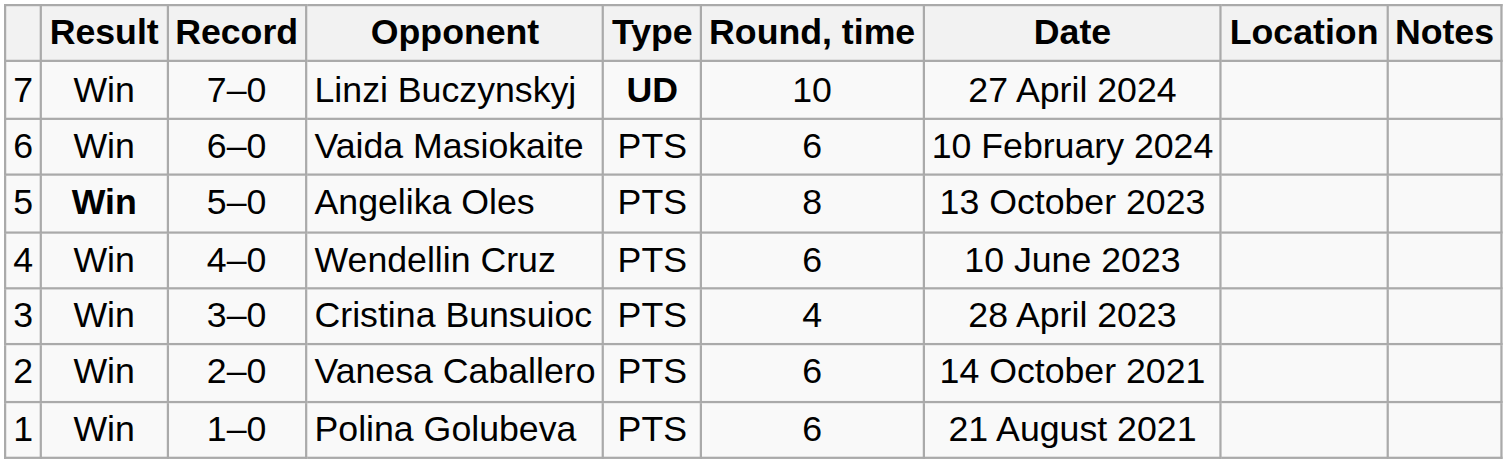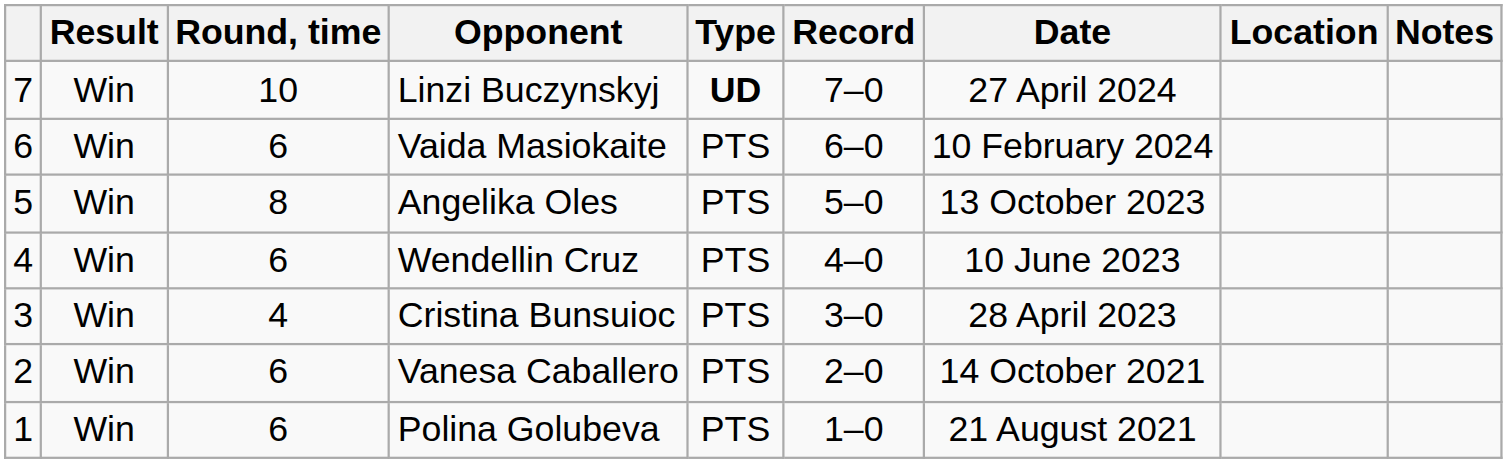columns swapped: (237, 32) <-> (812, 32)
(104, 202) bold -> (104, 202) normal
